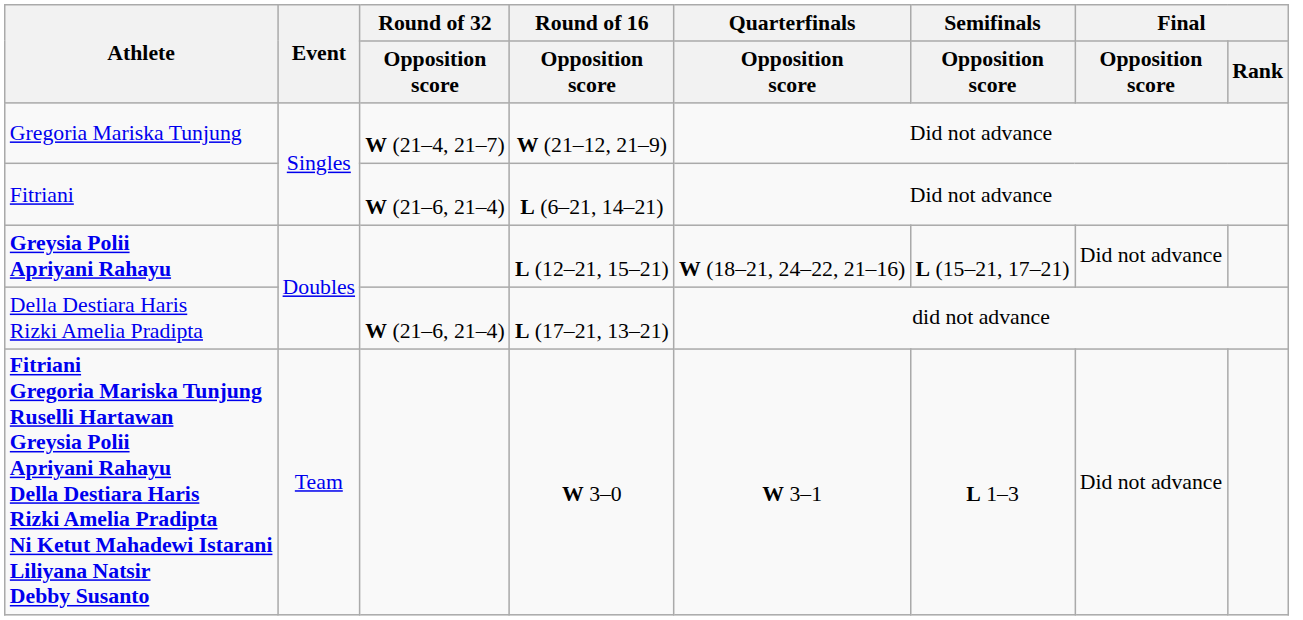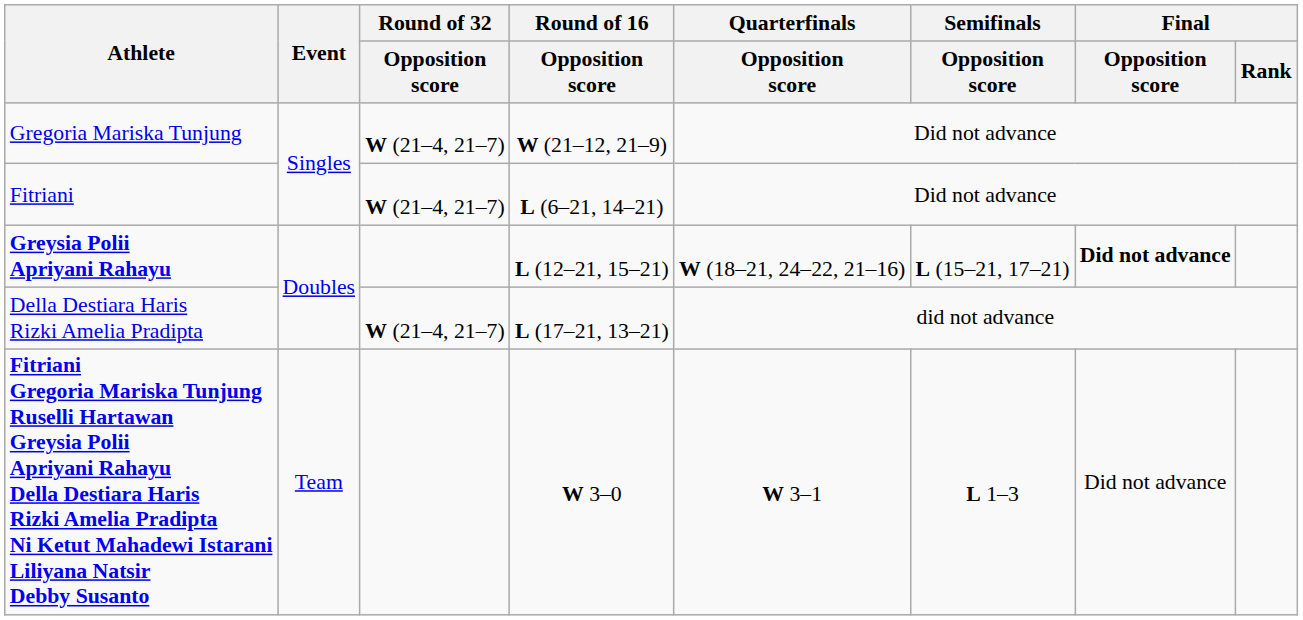(435, 207) W (21–6, 21–4) -> (435, 207) W (21–4, 21–7)
(1151, 256) normal -> (1155, 256) bold
(435, 330) W (21–6, 21–4) -> (435, 330) W (21–4, 21–7)
